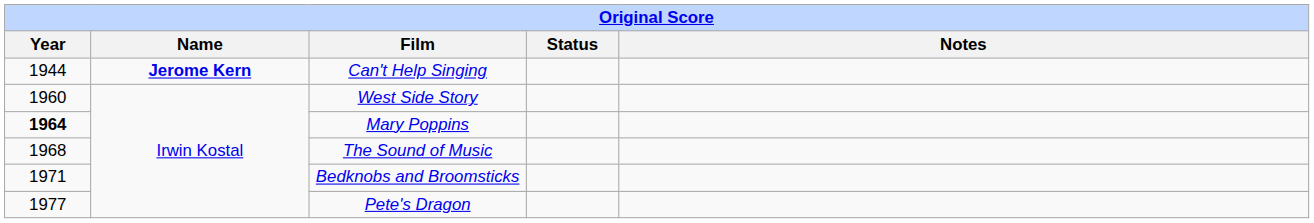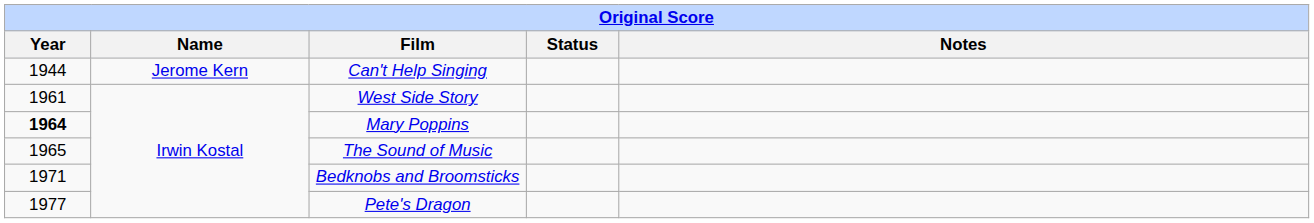(200, 71) bold -> (200, 71) normal
(48, 97) 1960 -> (48, 97) 1961
(48, 151) 1968 -> (48, 151) 1965
